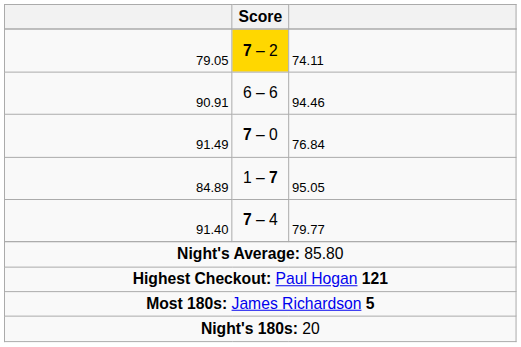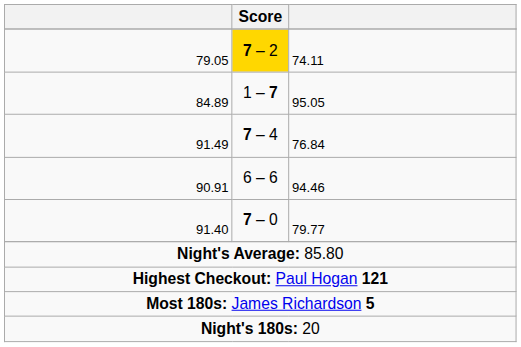rows swapped: (212, 187) <-> (212, 102)
(260, 135) 7 – 0 -> (260, 135) 7 – 4
(260, 220) 7 – 4 -> (260, 220) 7 – 0
